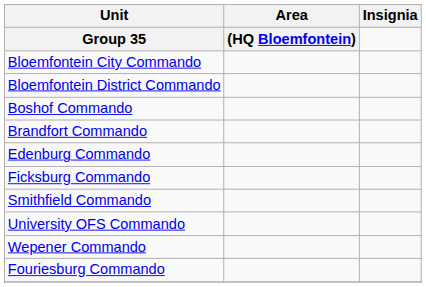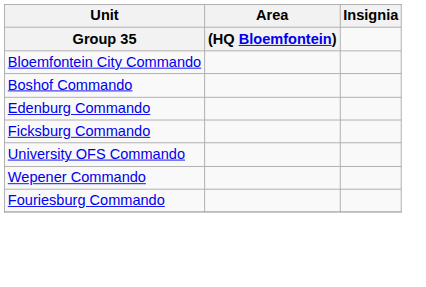- row: (114, 85)
- row: (77, 131)
- row: (79, 200)
